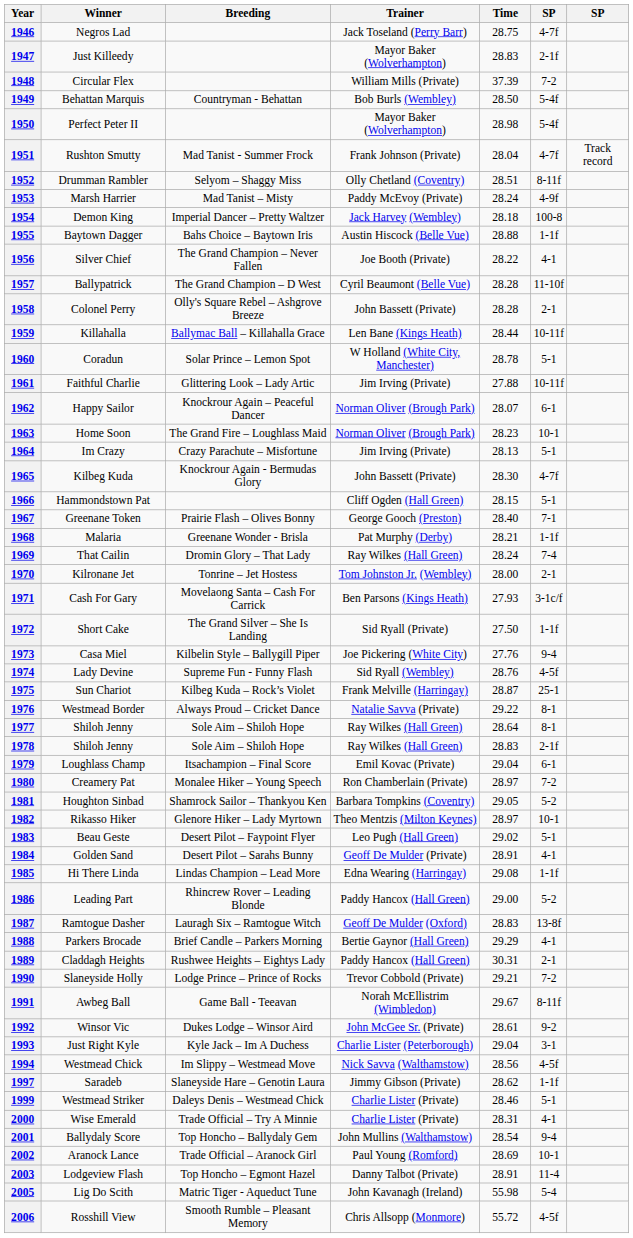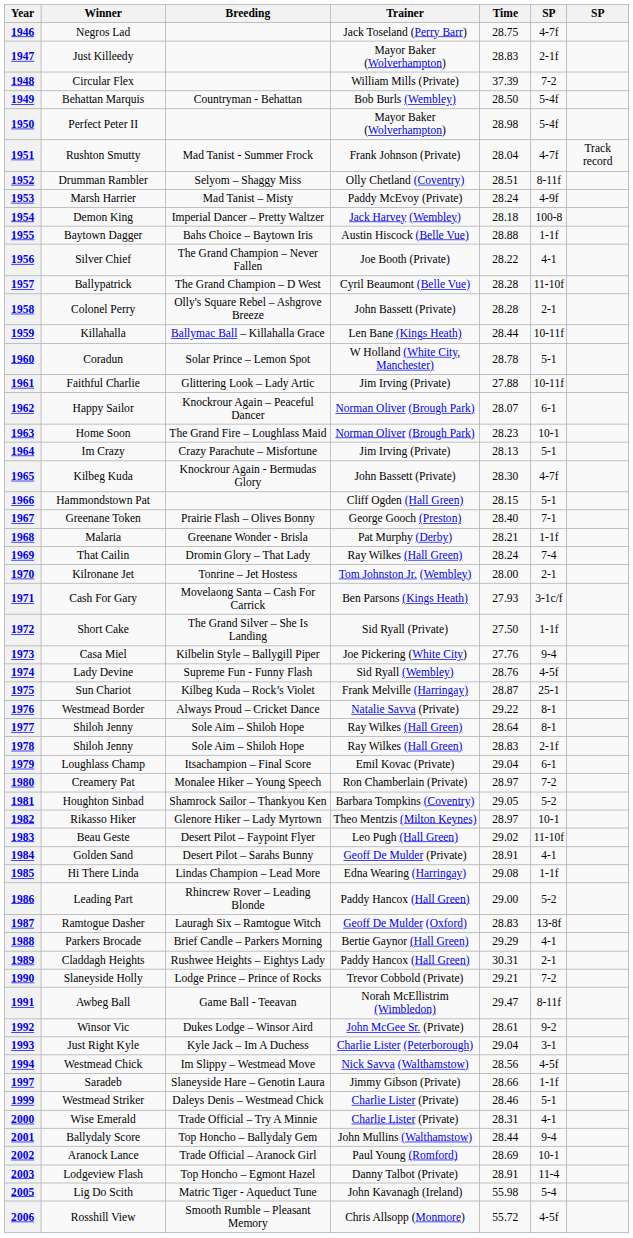(549, 837) 5-1 -> (549, 837) 11-10f
(505, 1003) 29.67 -> (505, 1003) 29.47
(505, 1082) 28.62 -> (505, 1082) 28.66
(505, 1137) 28.54 -> (505, 1137) 28.44
